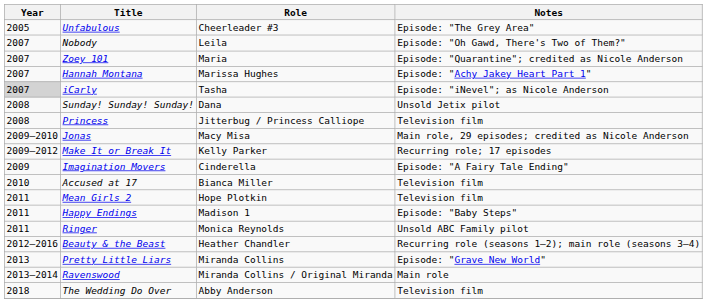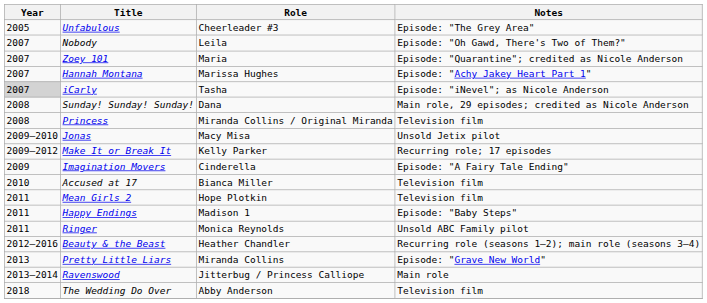(449, 105) Unsold Jetix pilot -> (543, 105) Main role, 29 episodes; credited as Nicole Anderson
(281, 120) Jitterbug / Princess Calliope -> (296, 120) Miranda Collins / Original Miranda
(543, 136) Main role, 29 episodes; credited as Nicole Anderson -> (449, 136) Unsold Jetix pilot
(296, 275) Miranda Collins / Original Miranda -> (281, 275) Jitterbug / Princess Calliope
